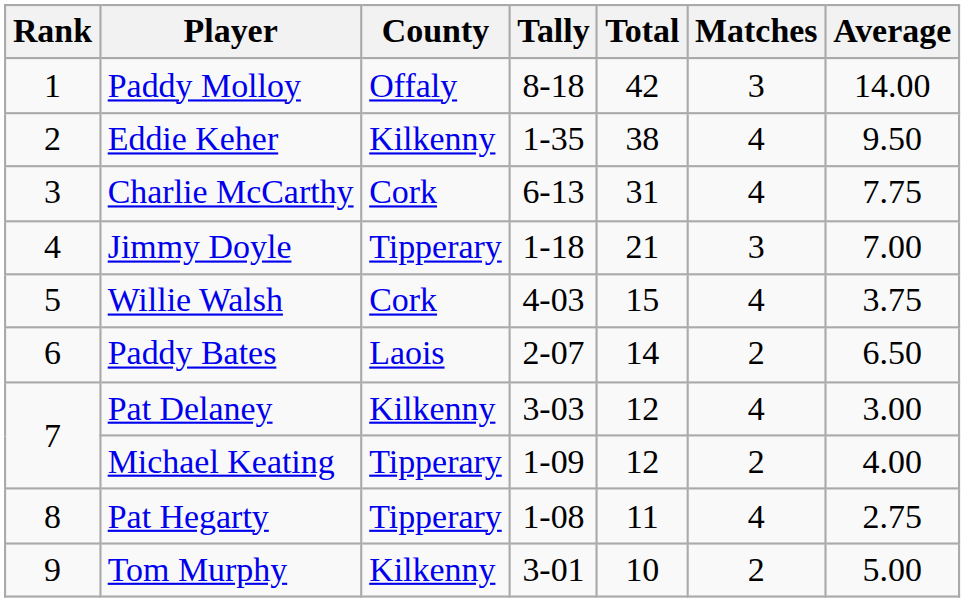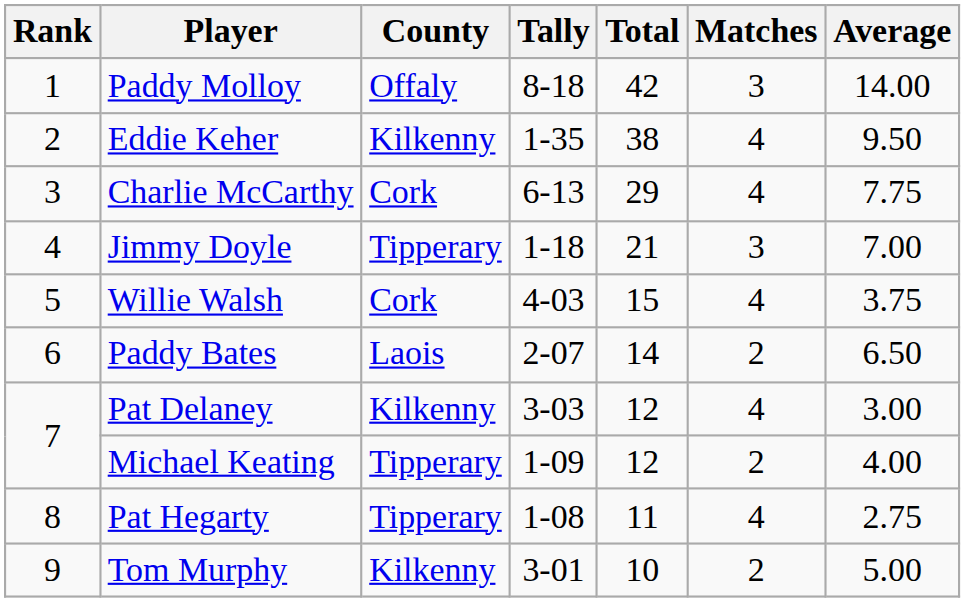(642, 192) 31 -> (642, 192) 29
